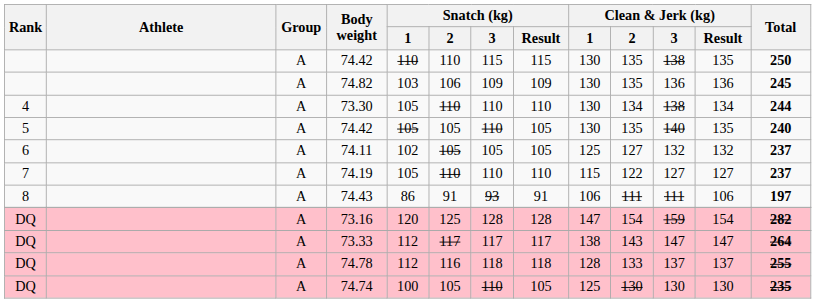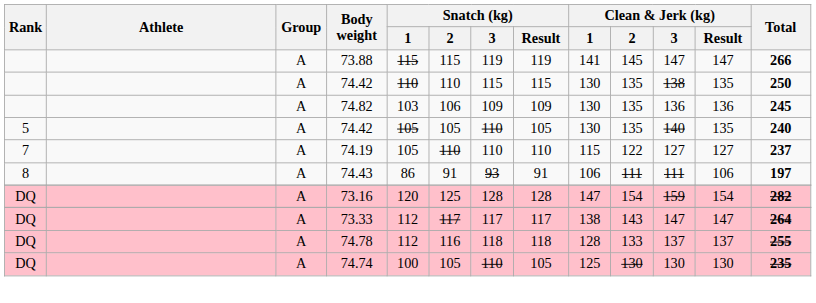+ row: (26, 61)
- row: (26, 106)
- row: (26, 151)
